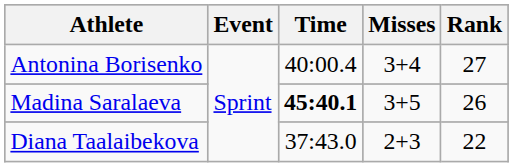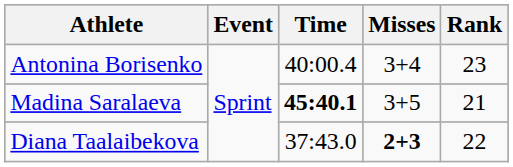(474, 63) 27 -> (474, 63) 23
(474, 102) 26 -> (474, 102) 21
(402, 142) normal -> (402, 142) bold
